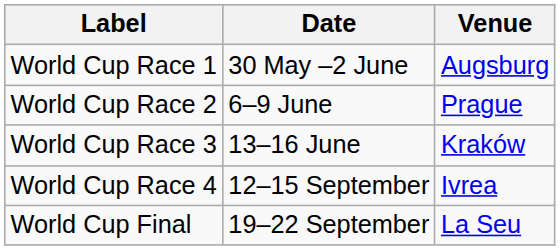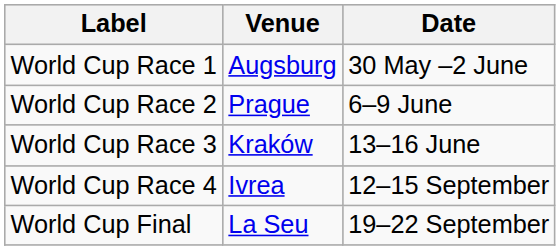columns swapped: (495, 24) <-> (329, 24)
